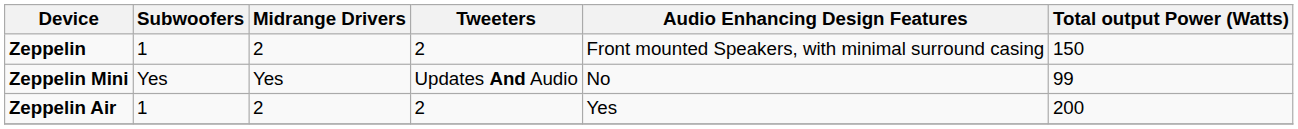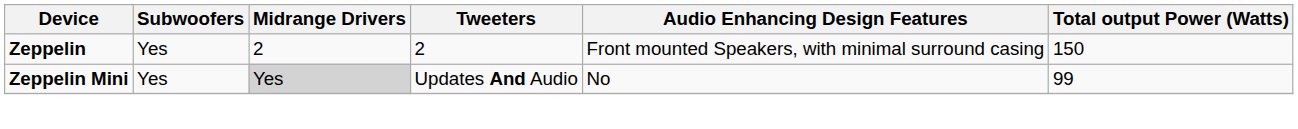(142, 49) 1 -> (152, 49) Yes
(268, 78) no background -> (268, 78) lightgrey background
- row: (63, 108)
